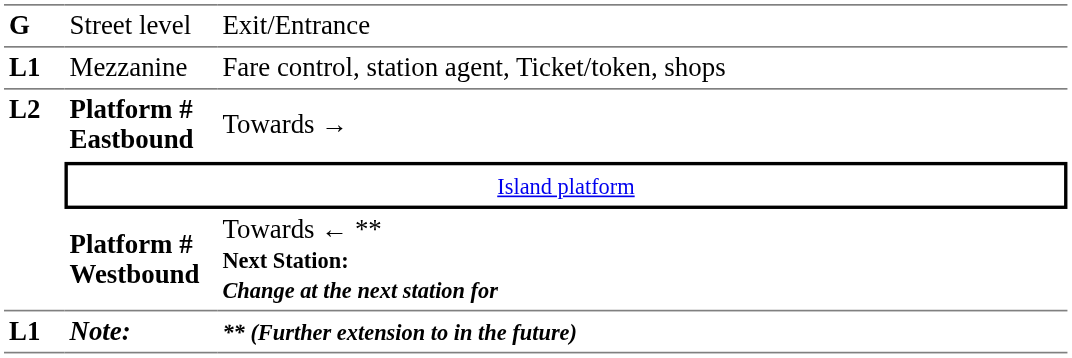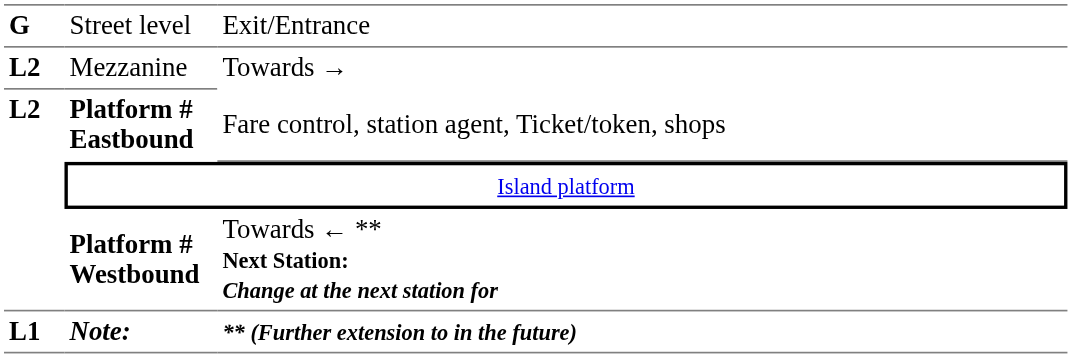(25, 67) L1 -> (25, 67) L2
(474, 67) Fare control, station agent, Ticket/token, shops -> (285, 67) Towards →
(285, 124) Towards → -> (474, 124) Fare control, station agent, Ticket/token, shops
